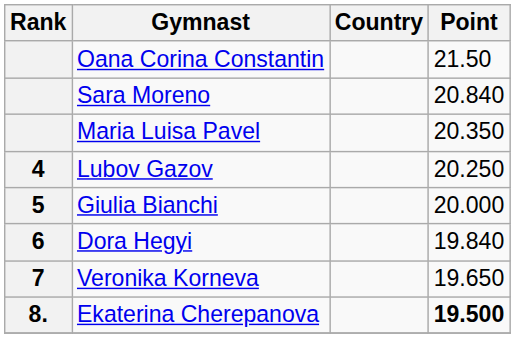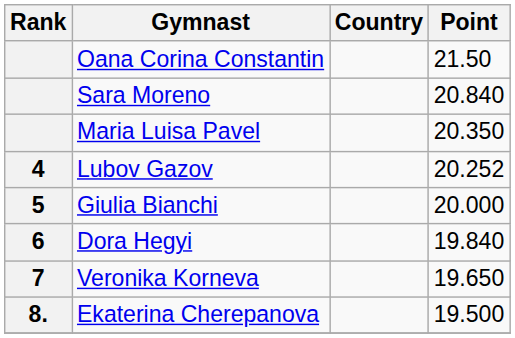(469, 168) 20.250 -> (469, 168) 20.252
(469, 315) bold -> (469, 315) normal
